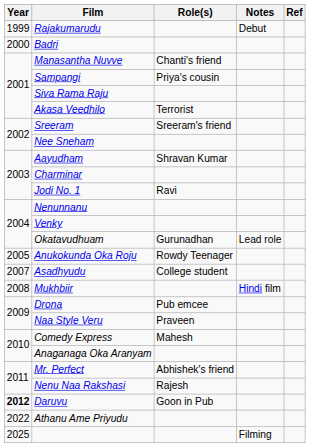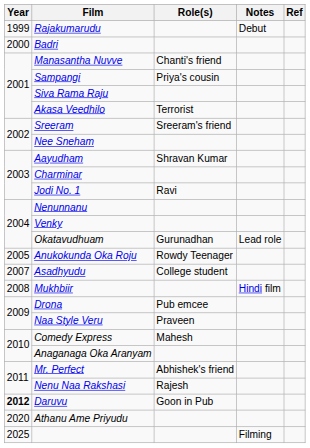(18, 418) 2022 -> (18, 418) 2020
